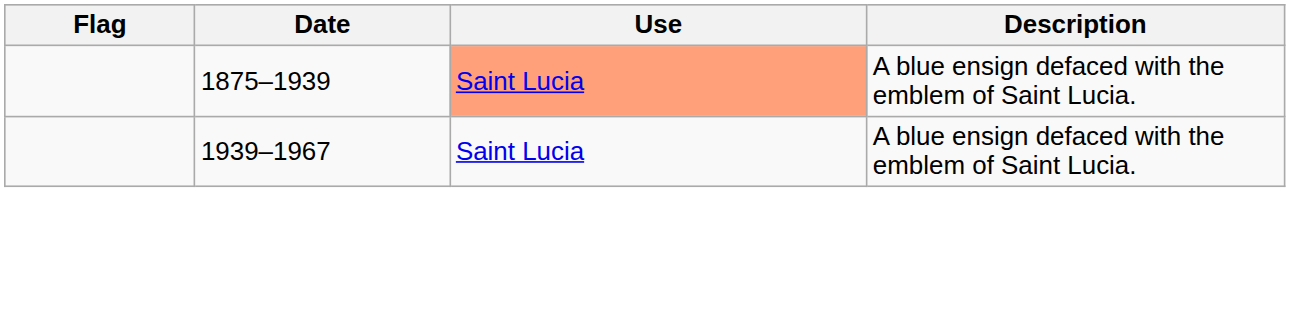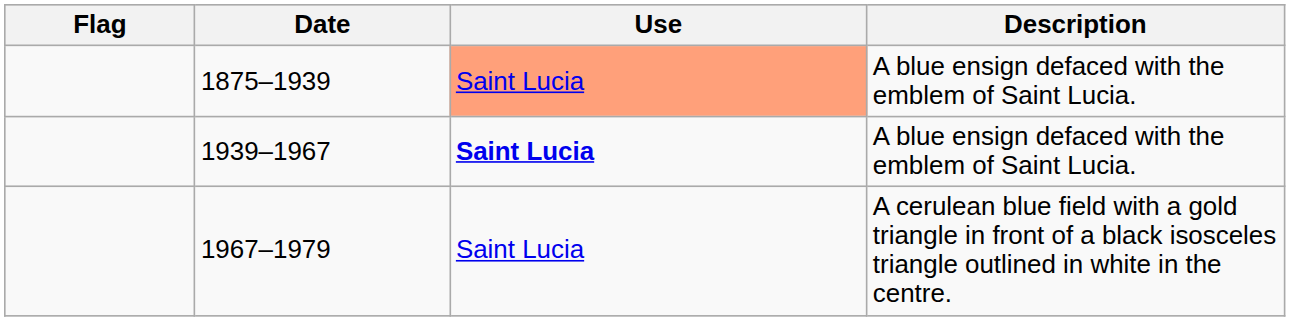(520, 151) normal -> (525, 151) bold
+ row: (266, 250)
